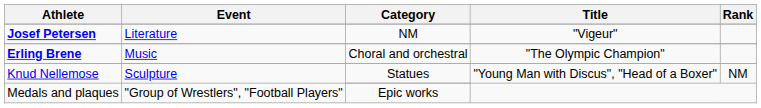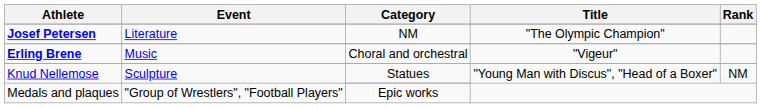(595, 34) "Vigeur" -> (595, 34) "The Olympic Champion"
(595, 54) "The Olympic Champion" -> (595, 54) "Vigeur"
